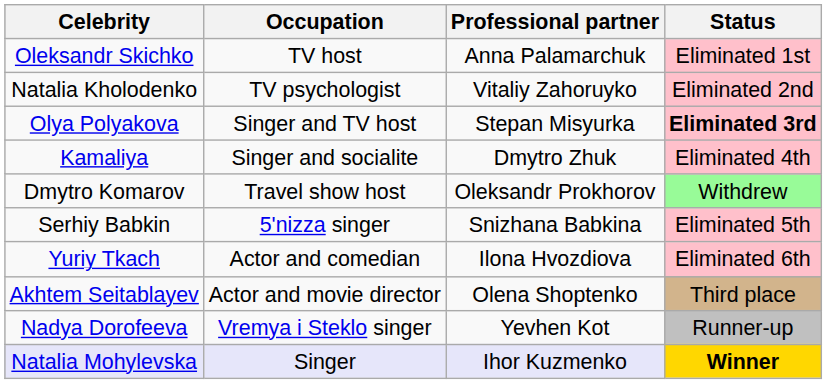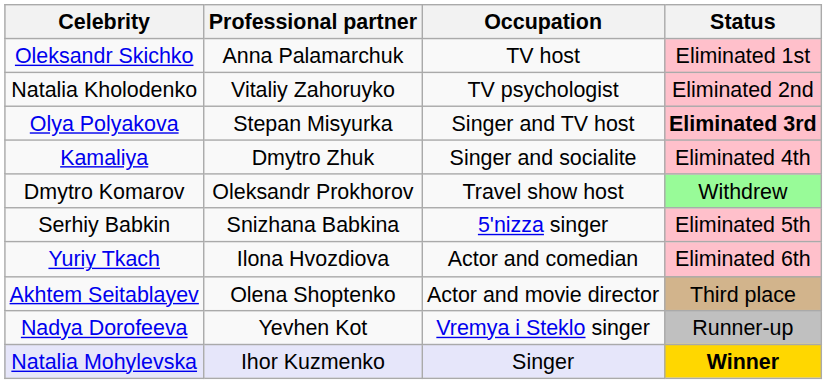columns swapped: (325, 22) <-> (555, 22)
